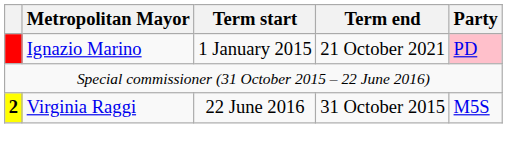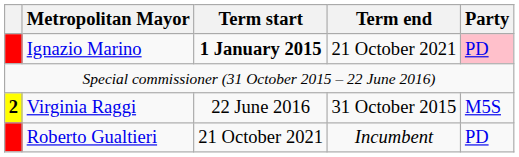(255, 48) normal -> (261, 48) bold
+ row: (92, 136)
